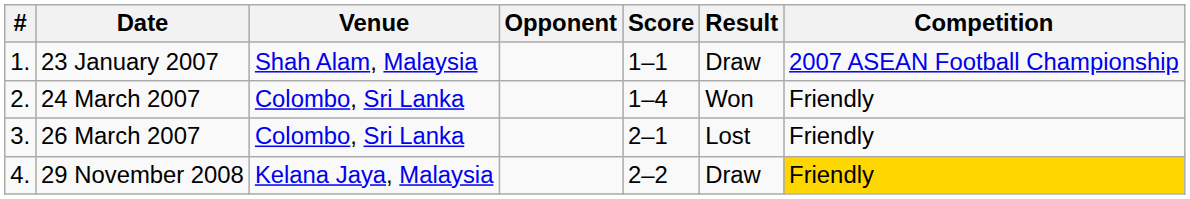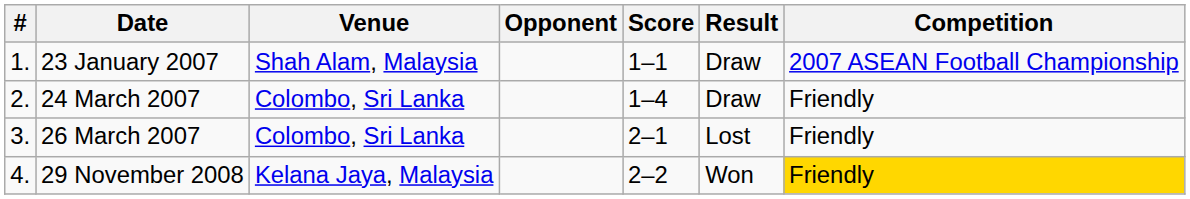(730, 99) Won -> (733, 99) Draw
(733, 174) Draw -> (730, 174) Won
